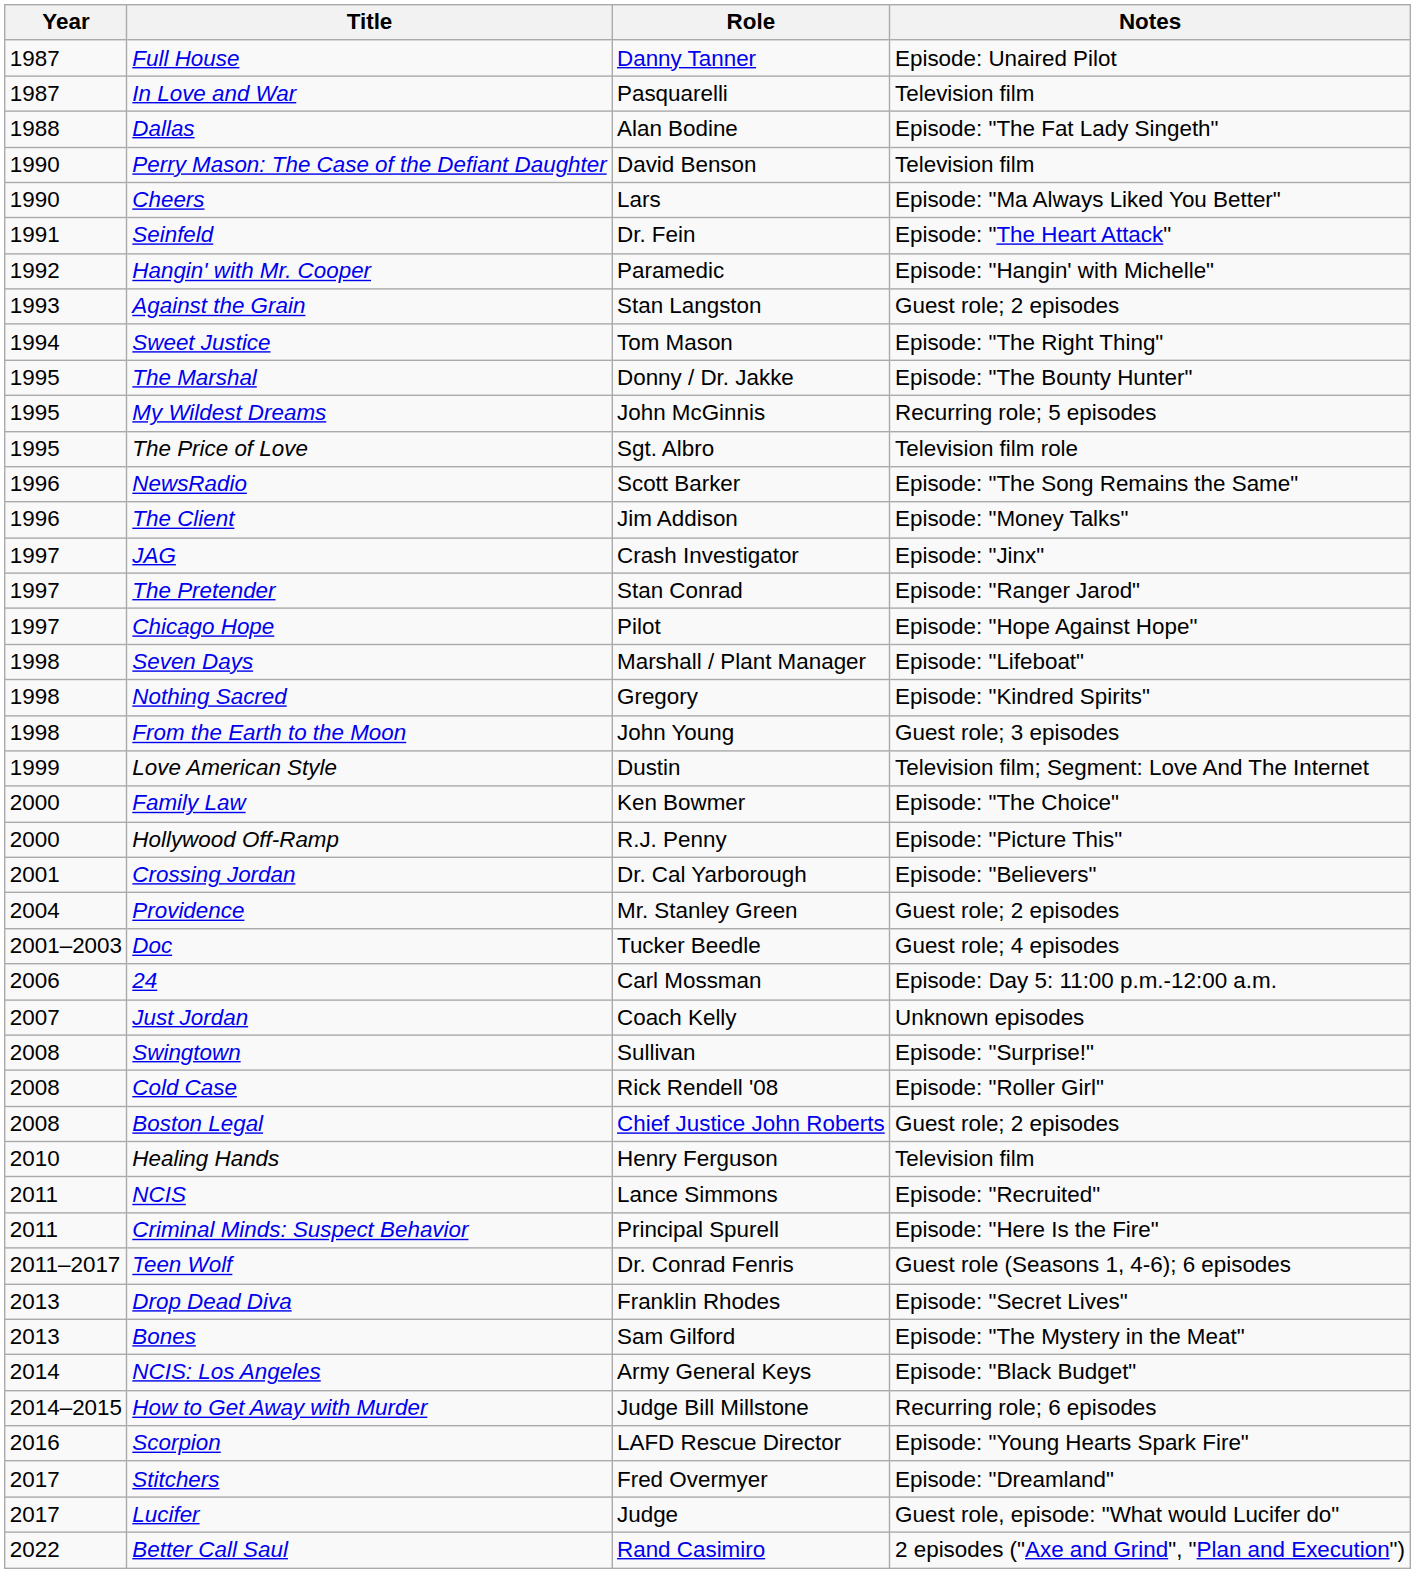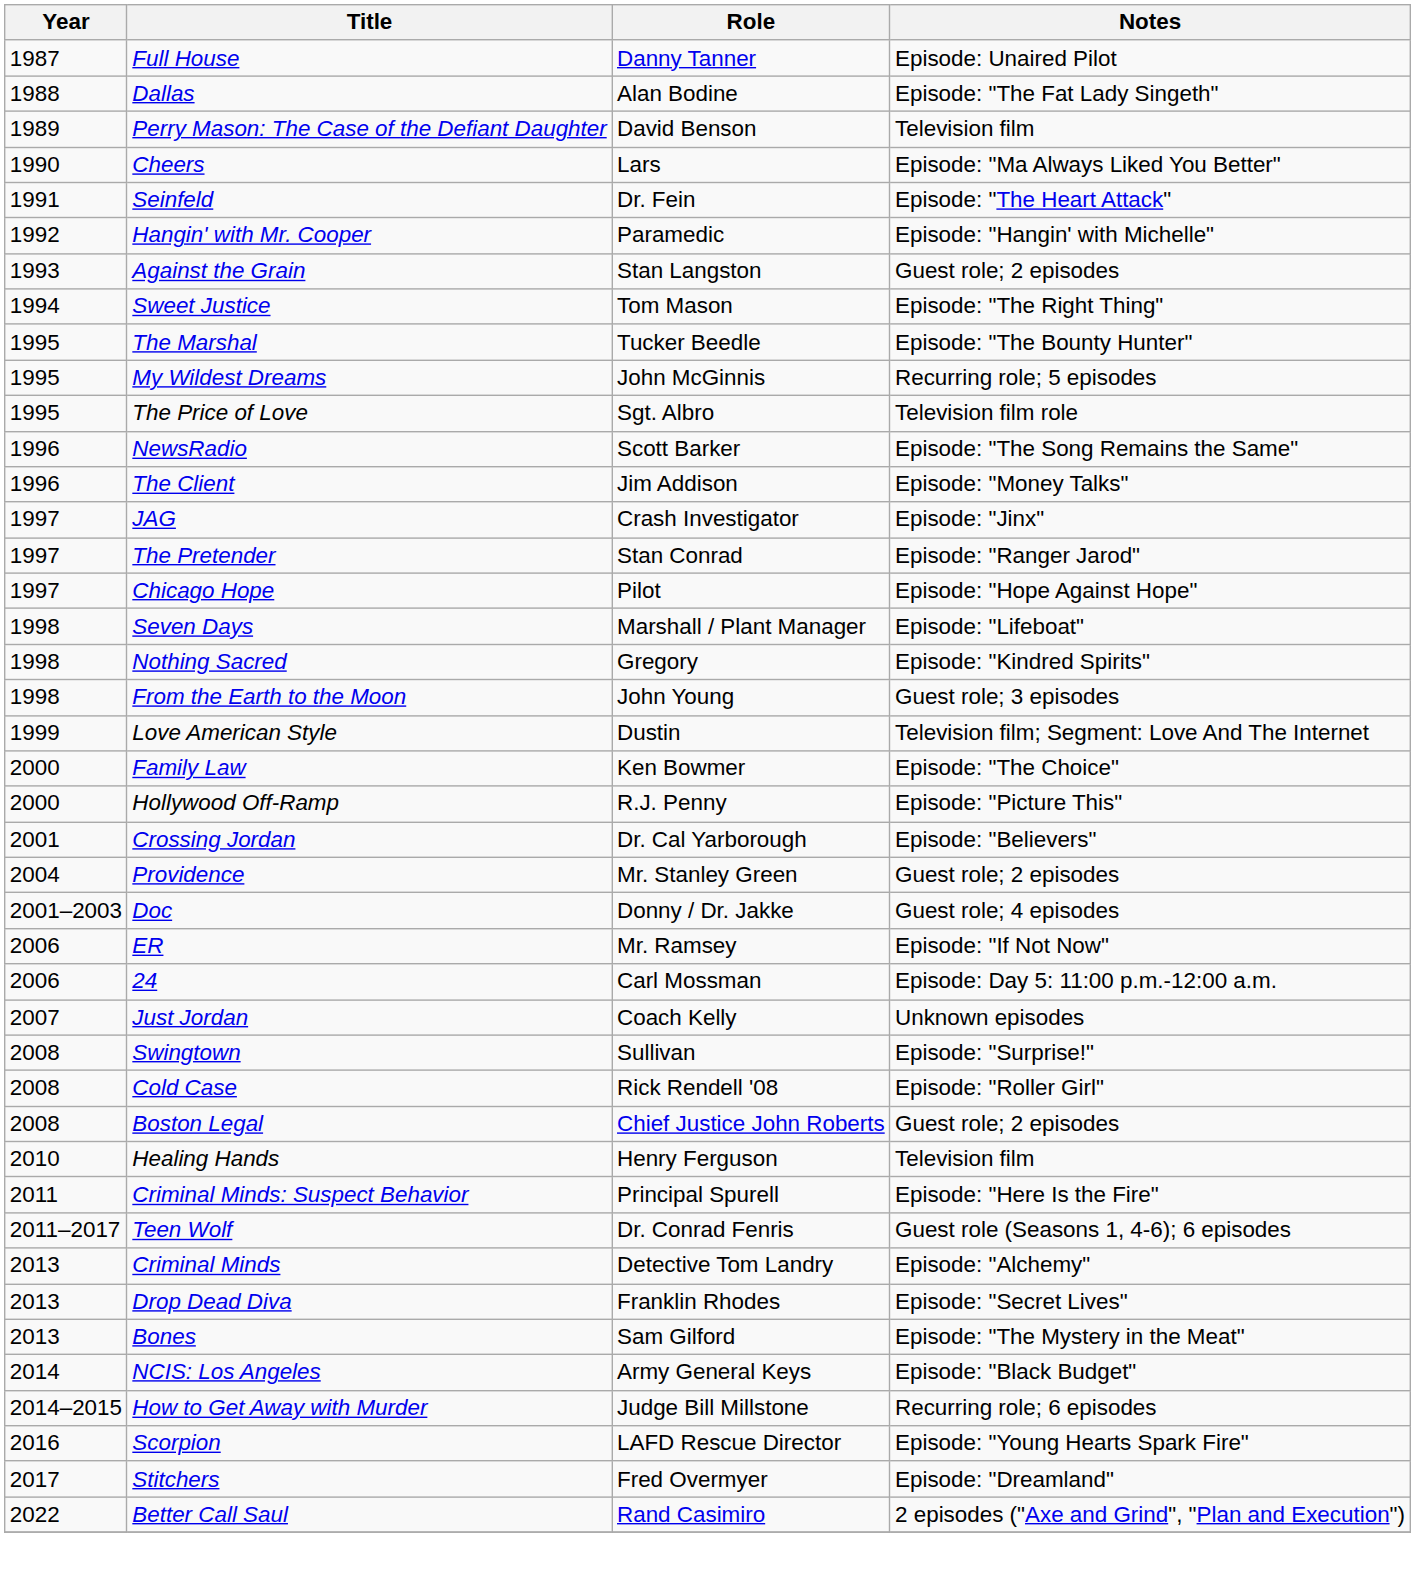- row: (214, 93)
(35, 164) 1990 -> (35, 128) 1989
(705, 377) Donny / Dr. Jakke -> (689, 341) Tucker Beedle
(689, 945) Tucker Beedle -> (705, 910) Donny / Dr. Jakke
+ row: (148, 945)
- row: (159, 1194)
+ row: (206, 1265)
- row: (166, 1514)
